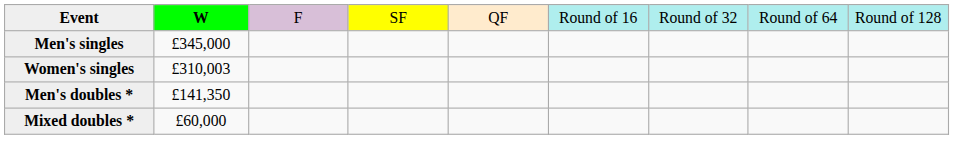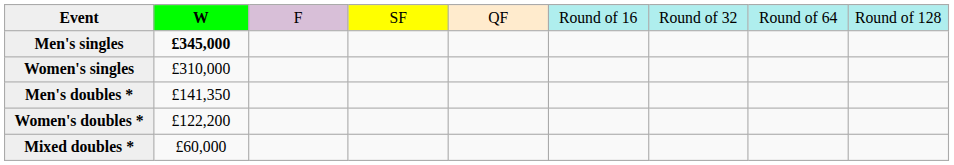(201, 43) normal -> (201, 43) bold
(201, 69) £310,003 -> (201, 69) £310,000
+ row: (79, 121)
